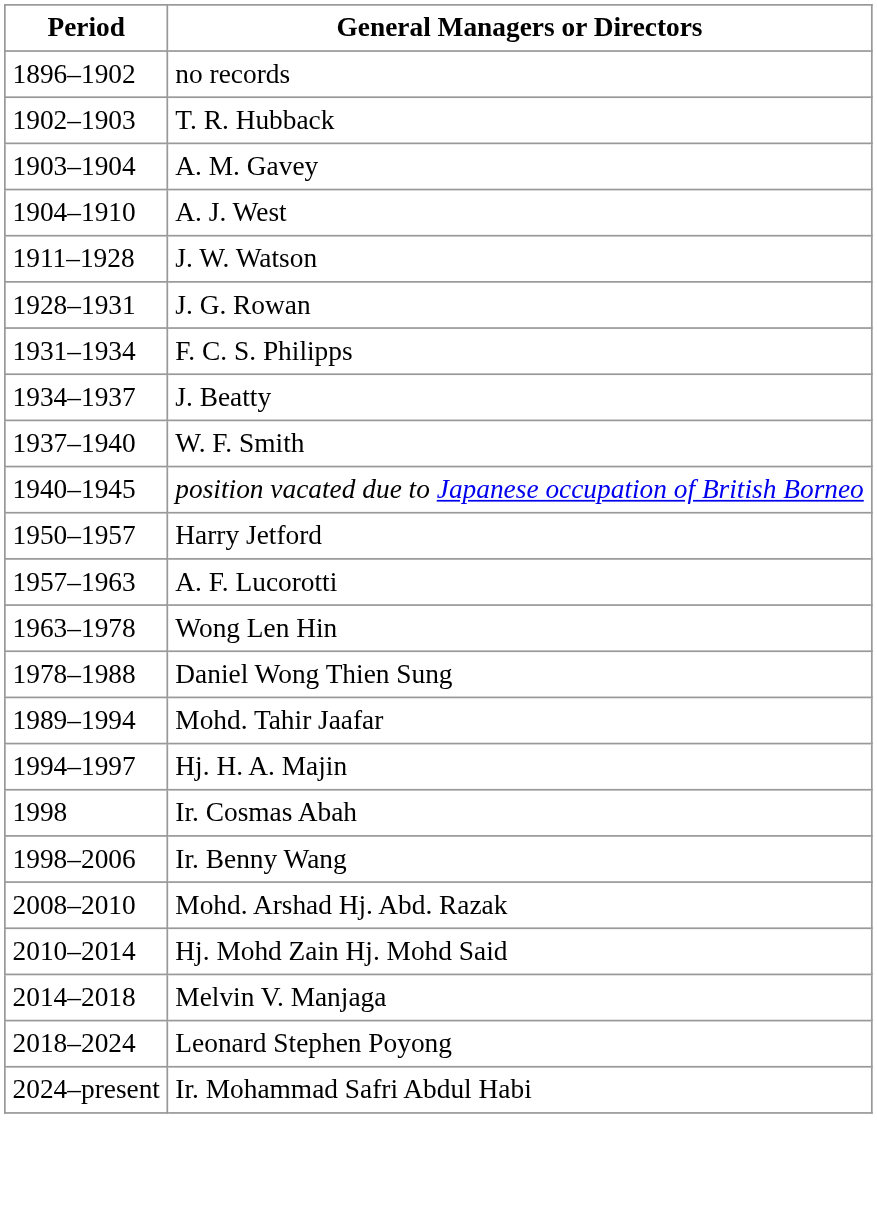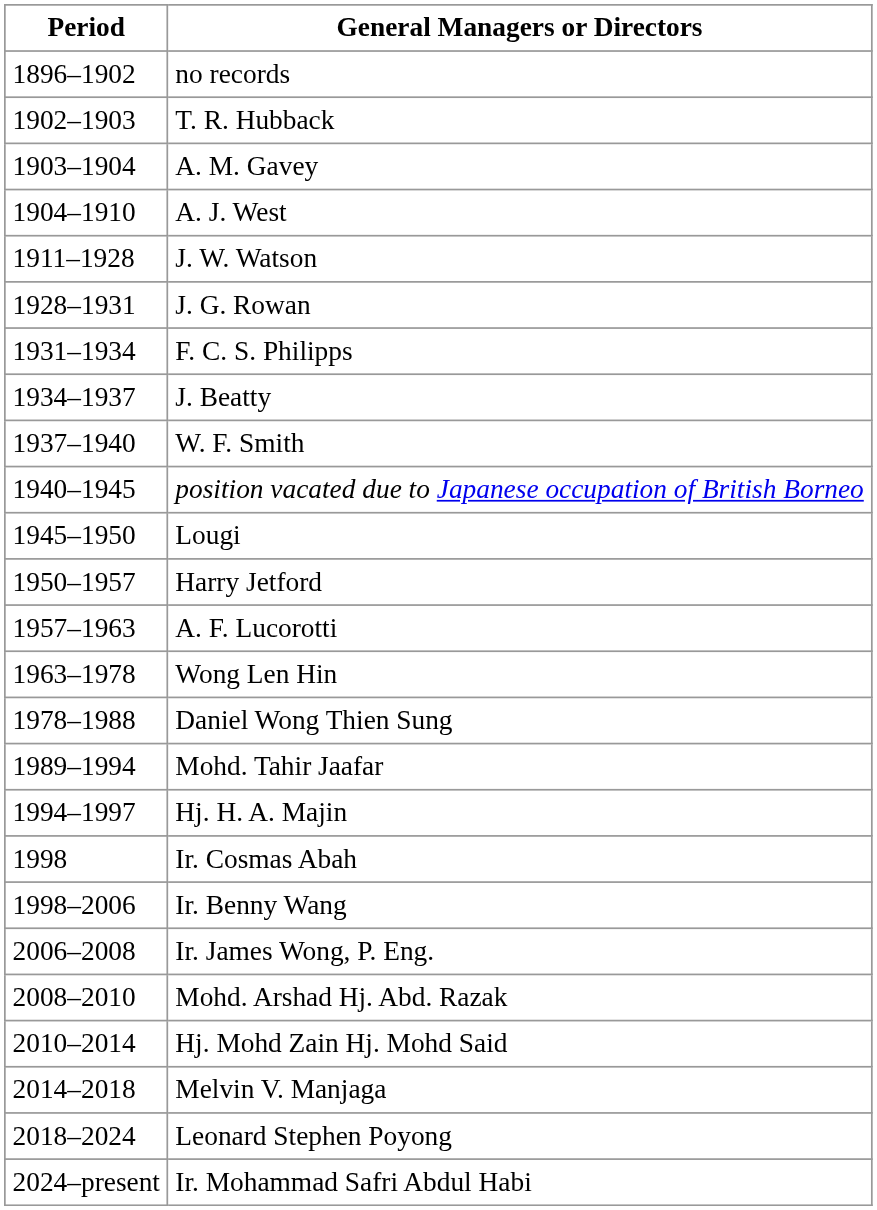+ row: (208, 535)
+ row: (305, 950)
